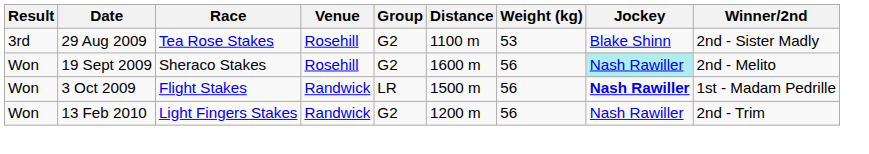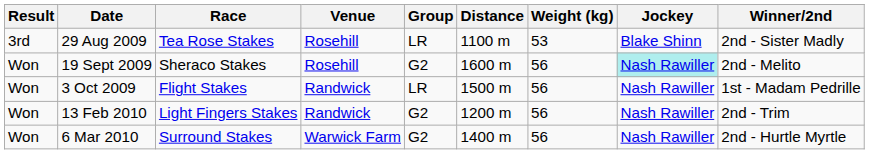(388, 40) G2 -> (418, 40) LR
(640, 88) bold -> (667, 88) normal
+ row: (100, 137)
